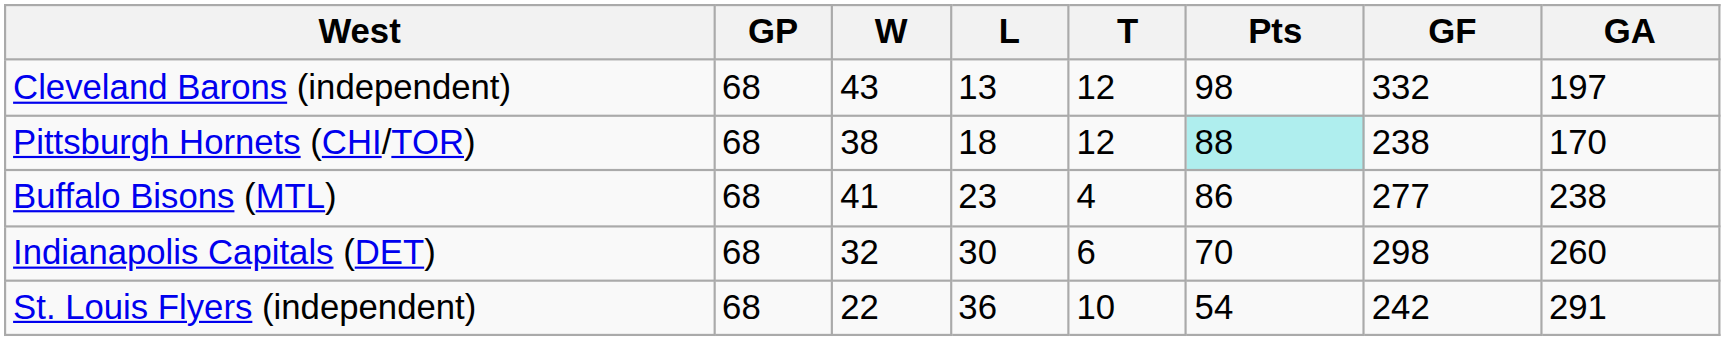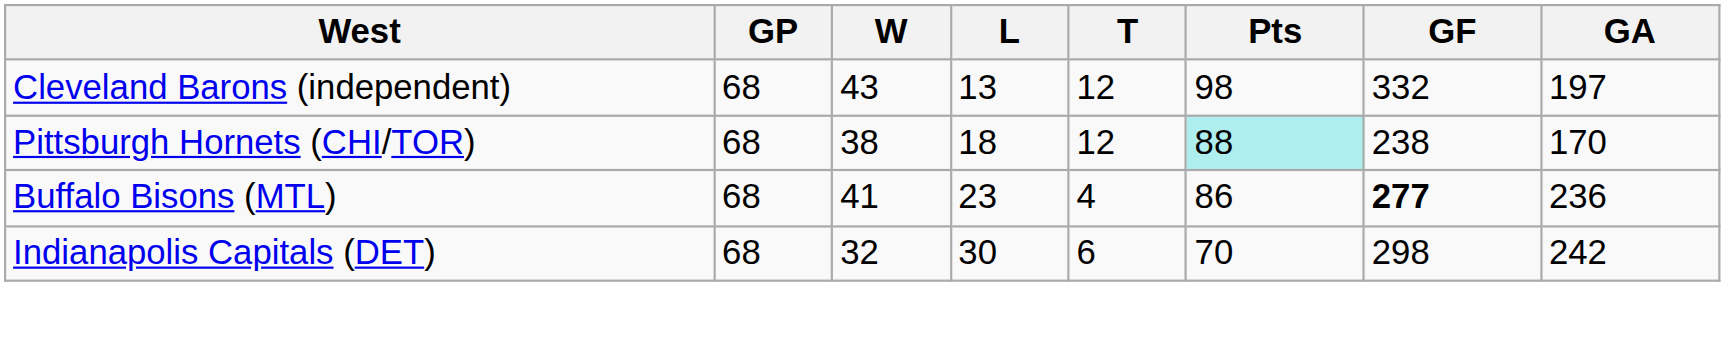(1401, 197) normal -> (1401, 197) bold
(1578, 197) 238 -> (1578, 197) 236
(1578, 252) 260 -> (1578, 252) 242
- row: (245, 307)
